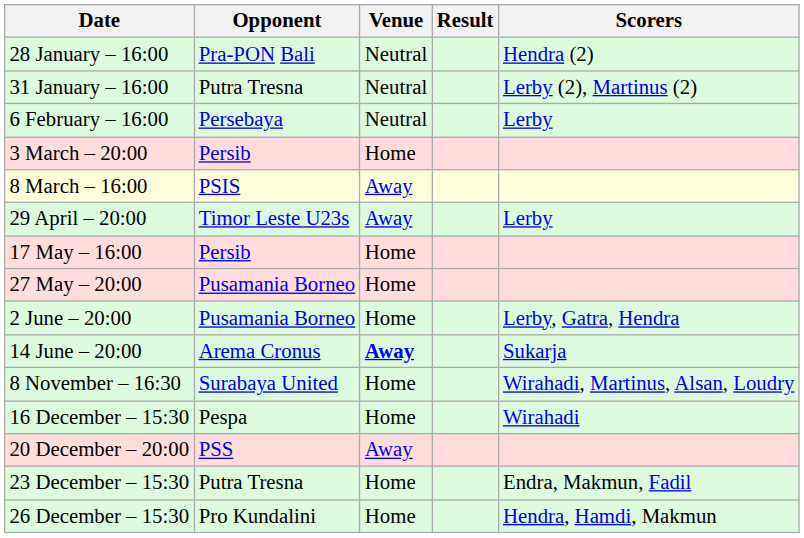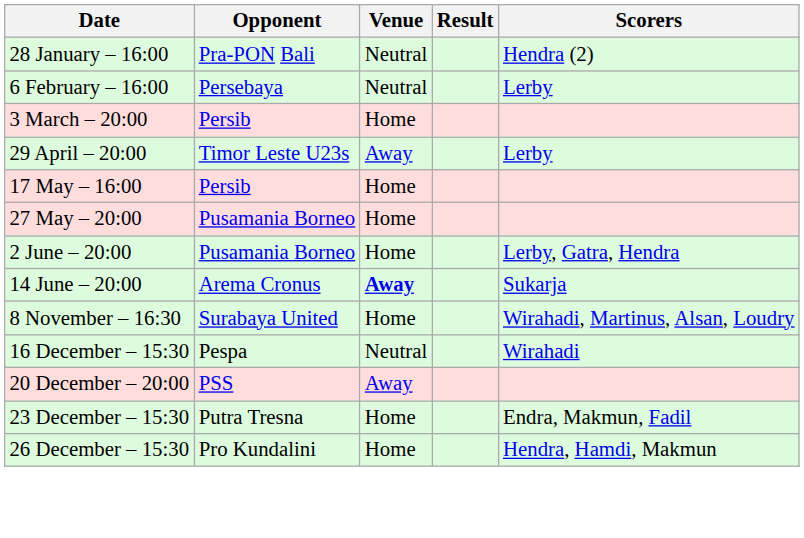- row: (89, 86)
- row: (78, 185)
(390, 416) Home -> (396, 350) Neutral
